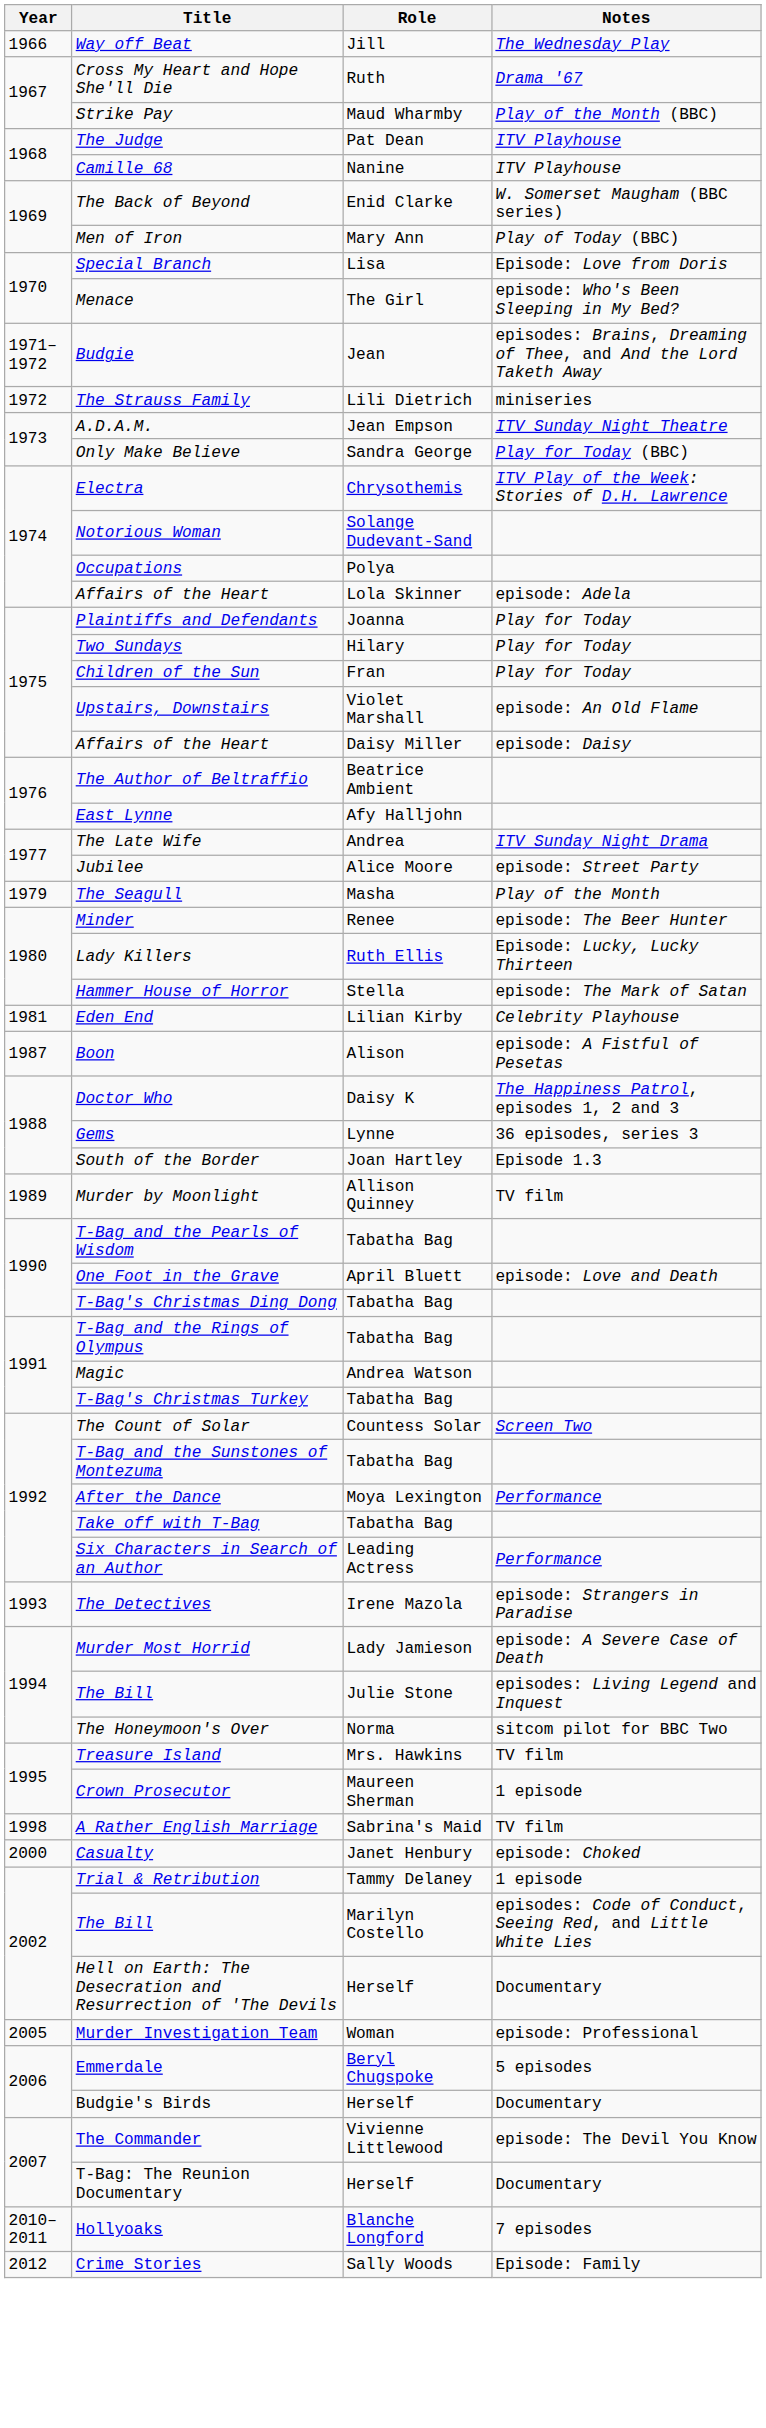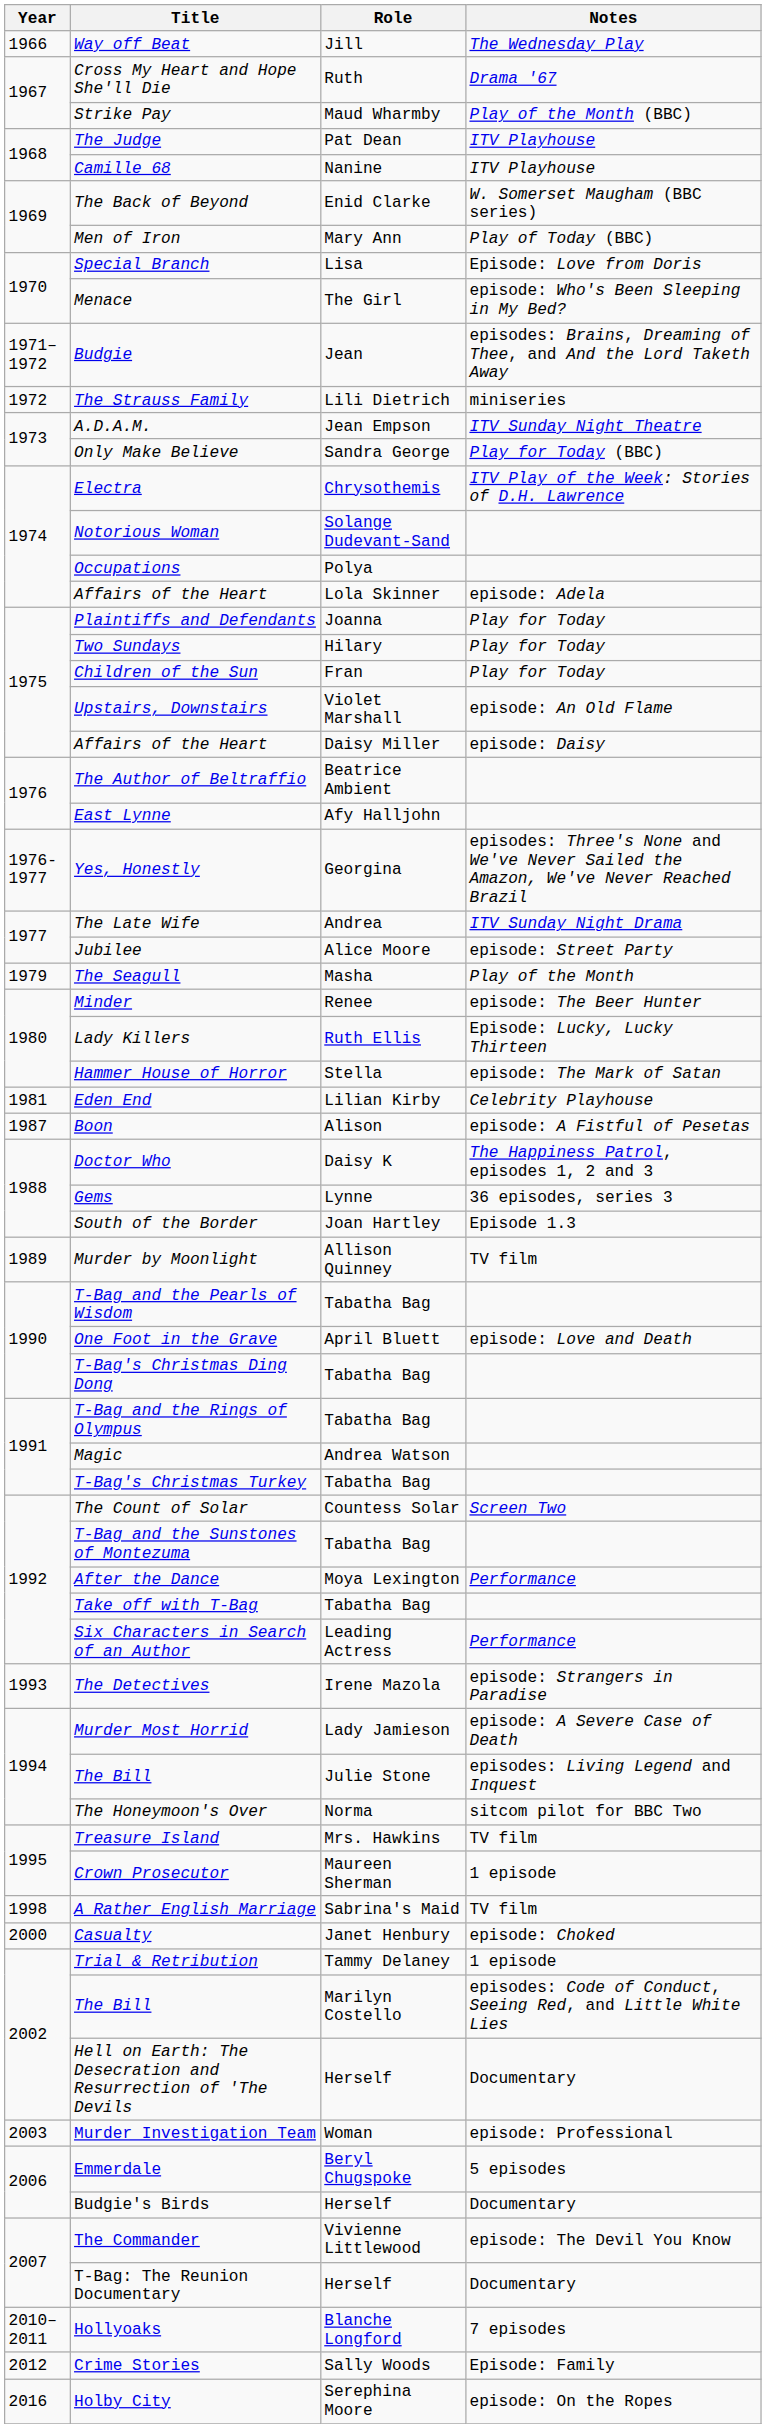+ row: (137, 870)
(28, 2033) 2005 -> (28, 2134) 2003
+ row: (122, 2401)
